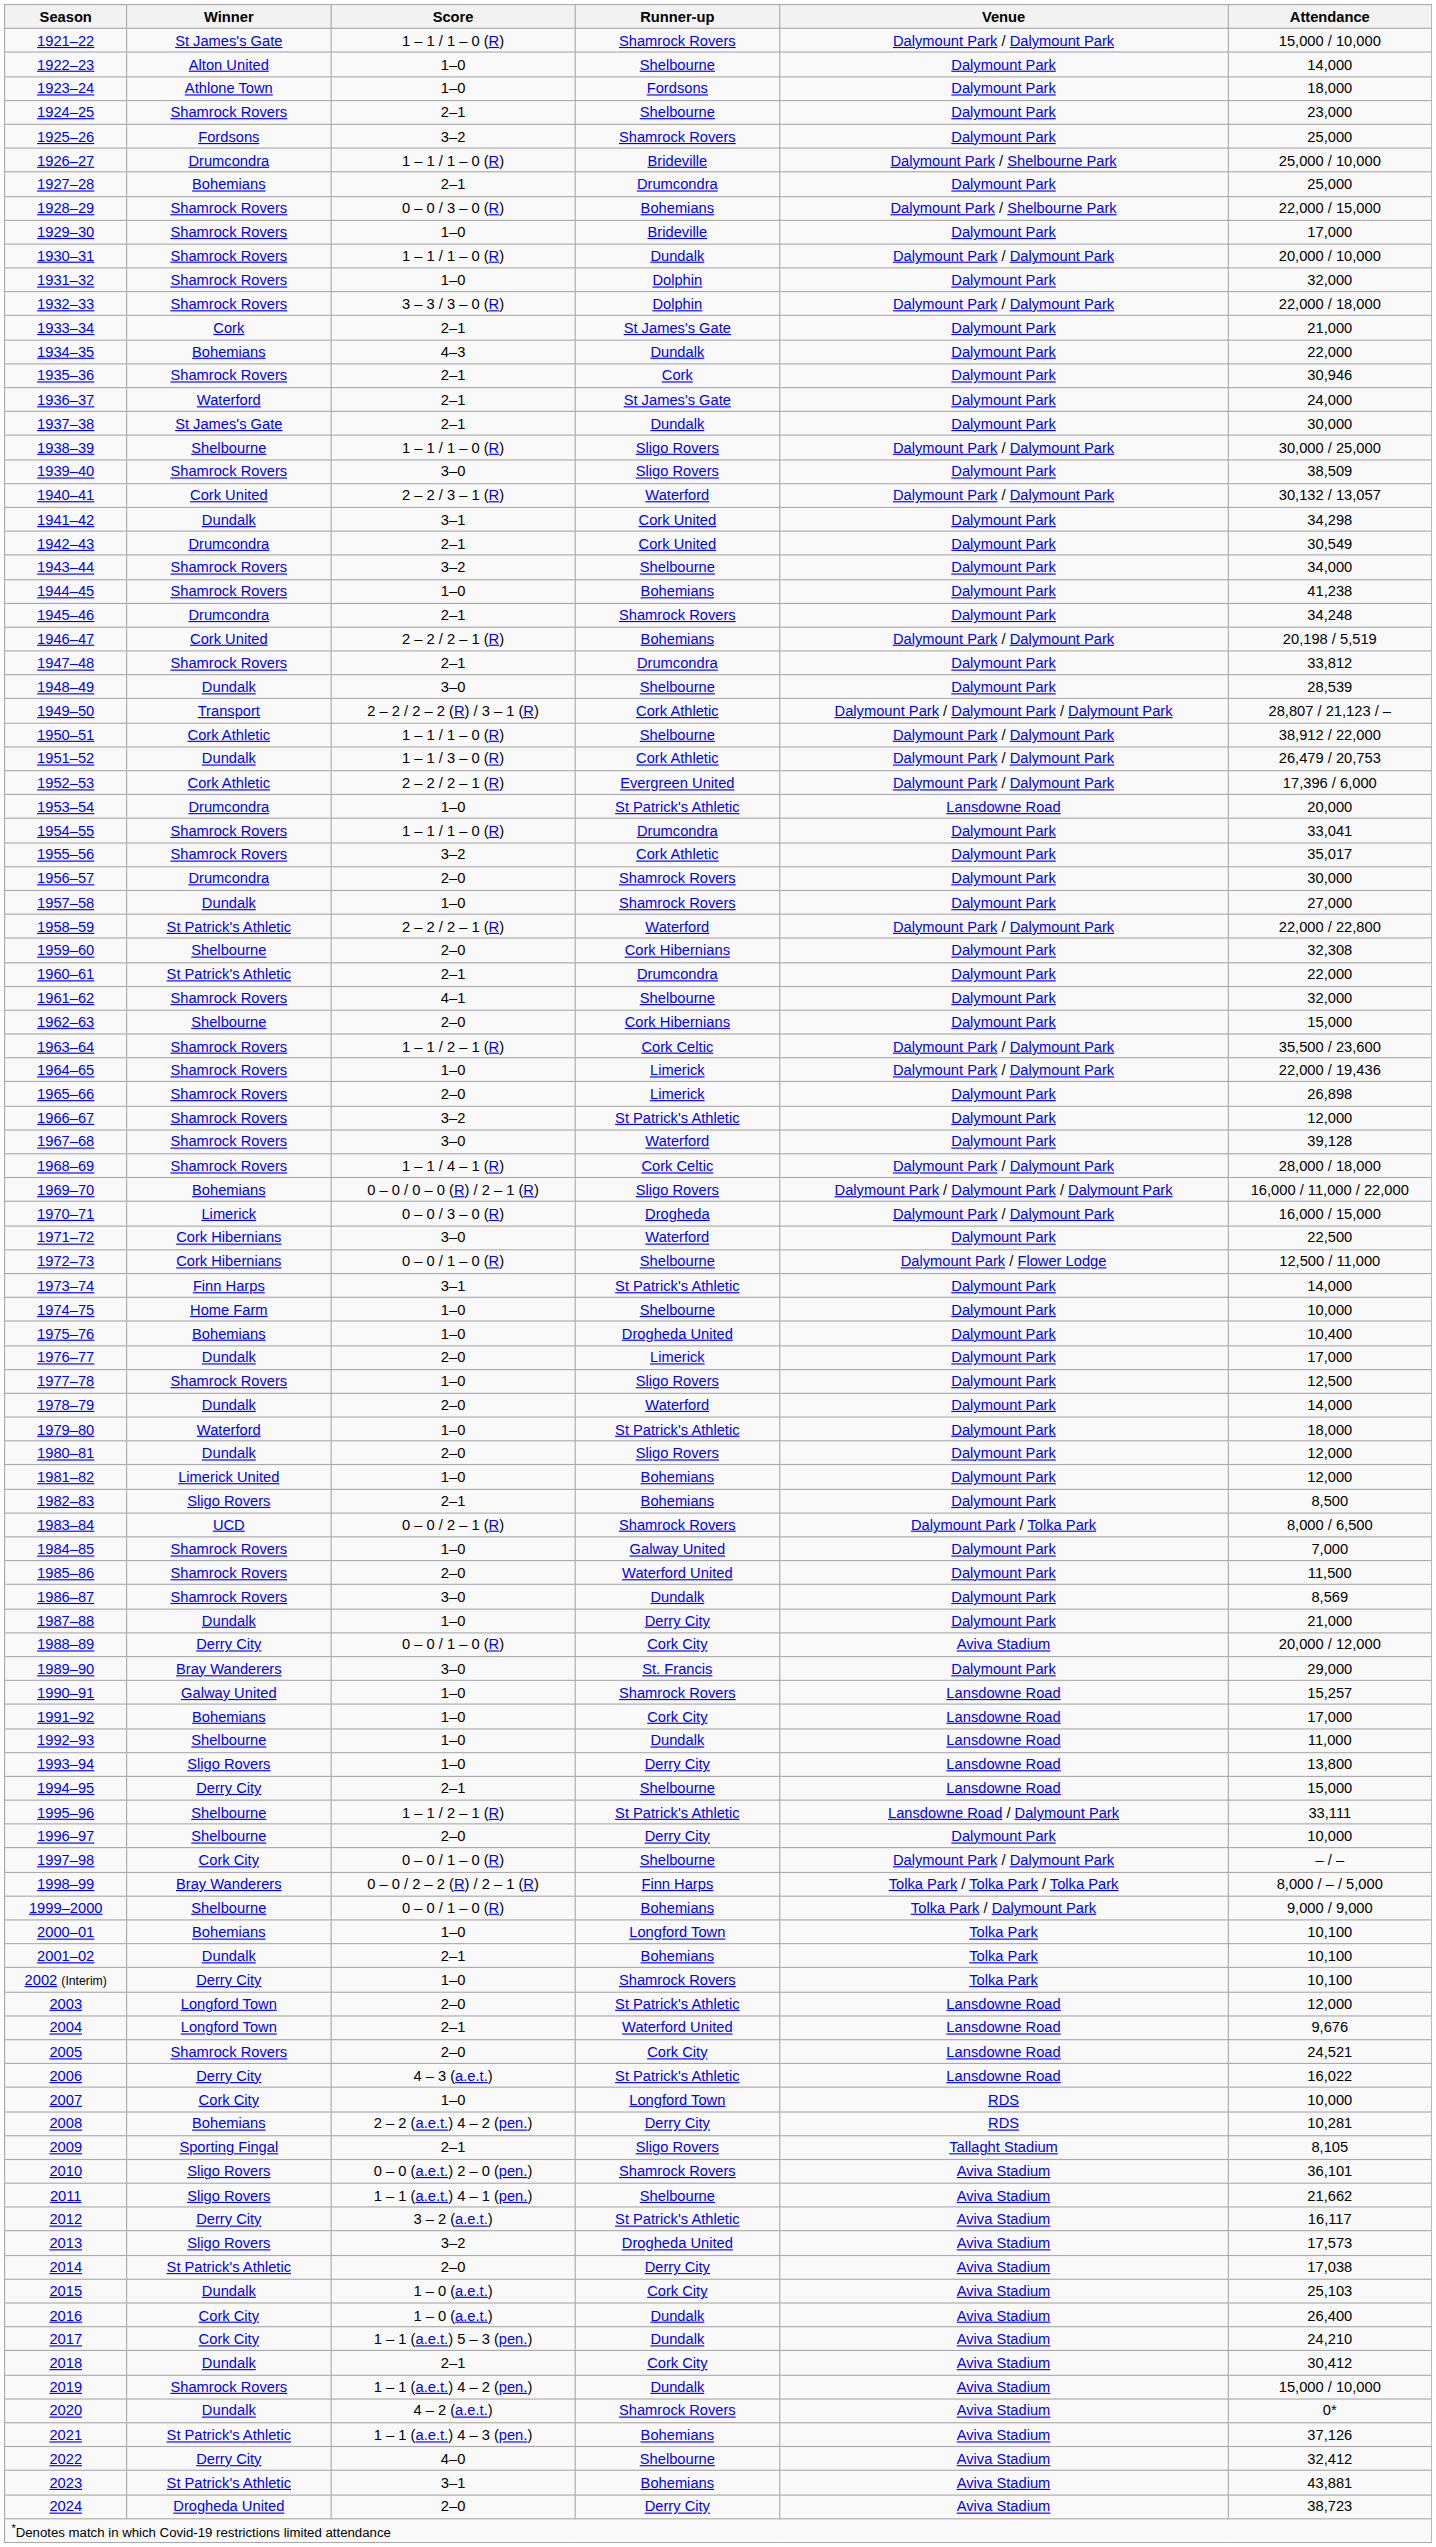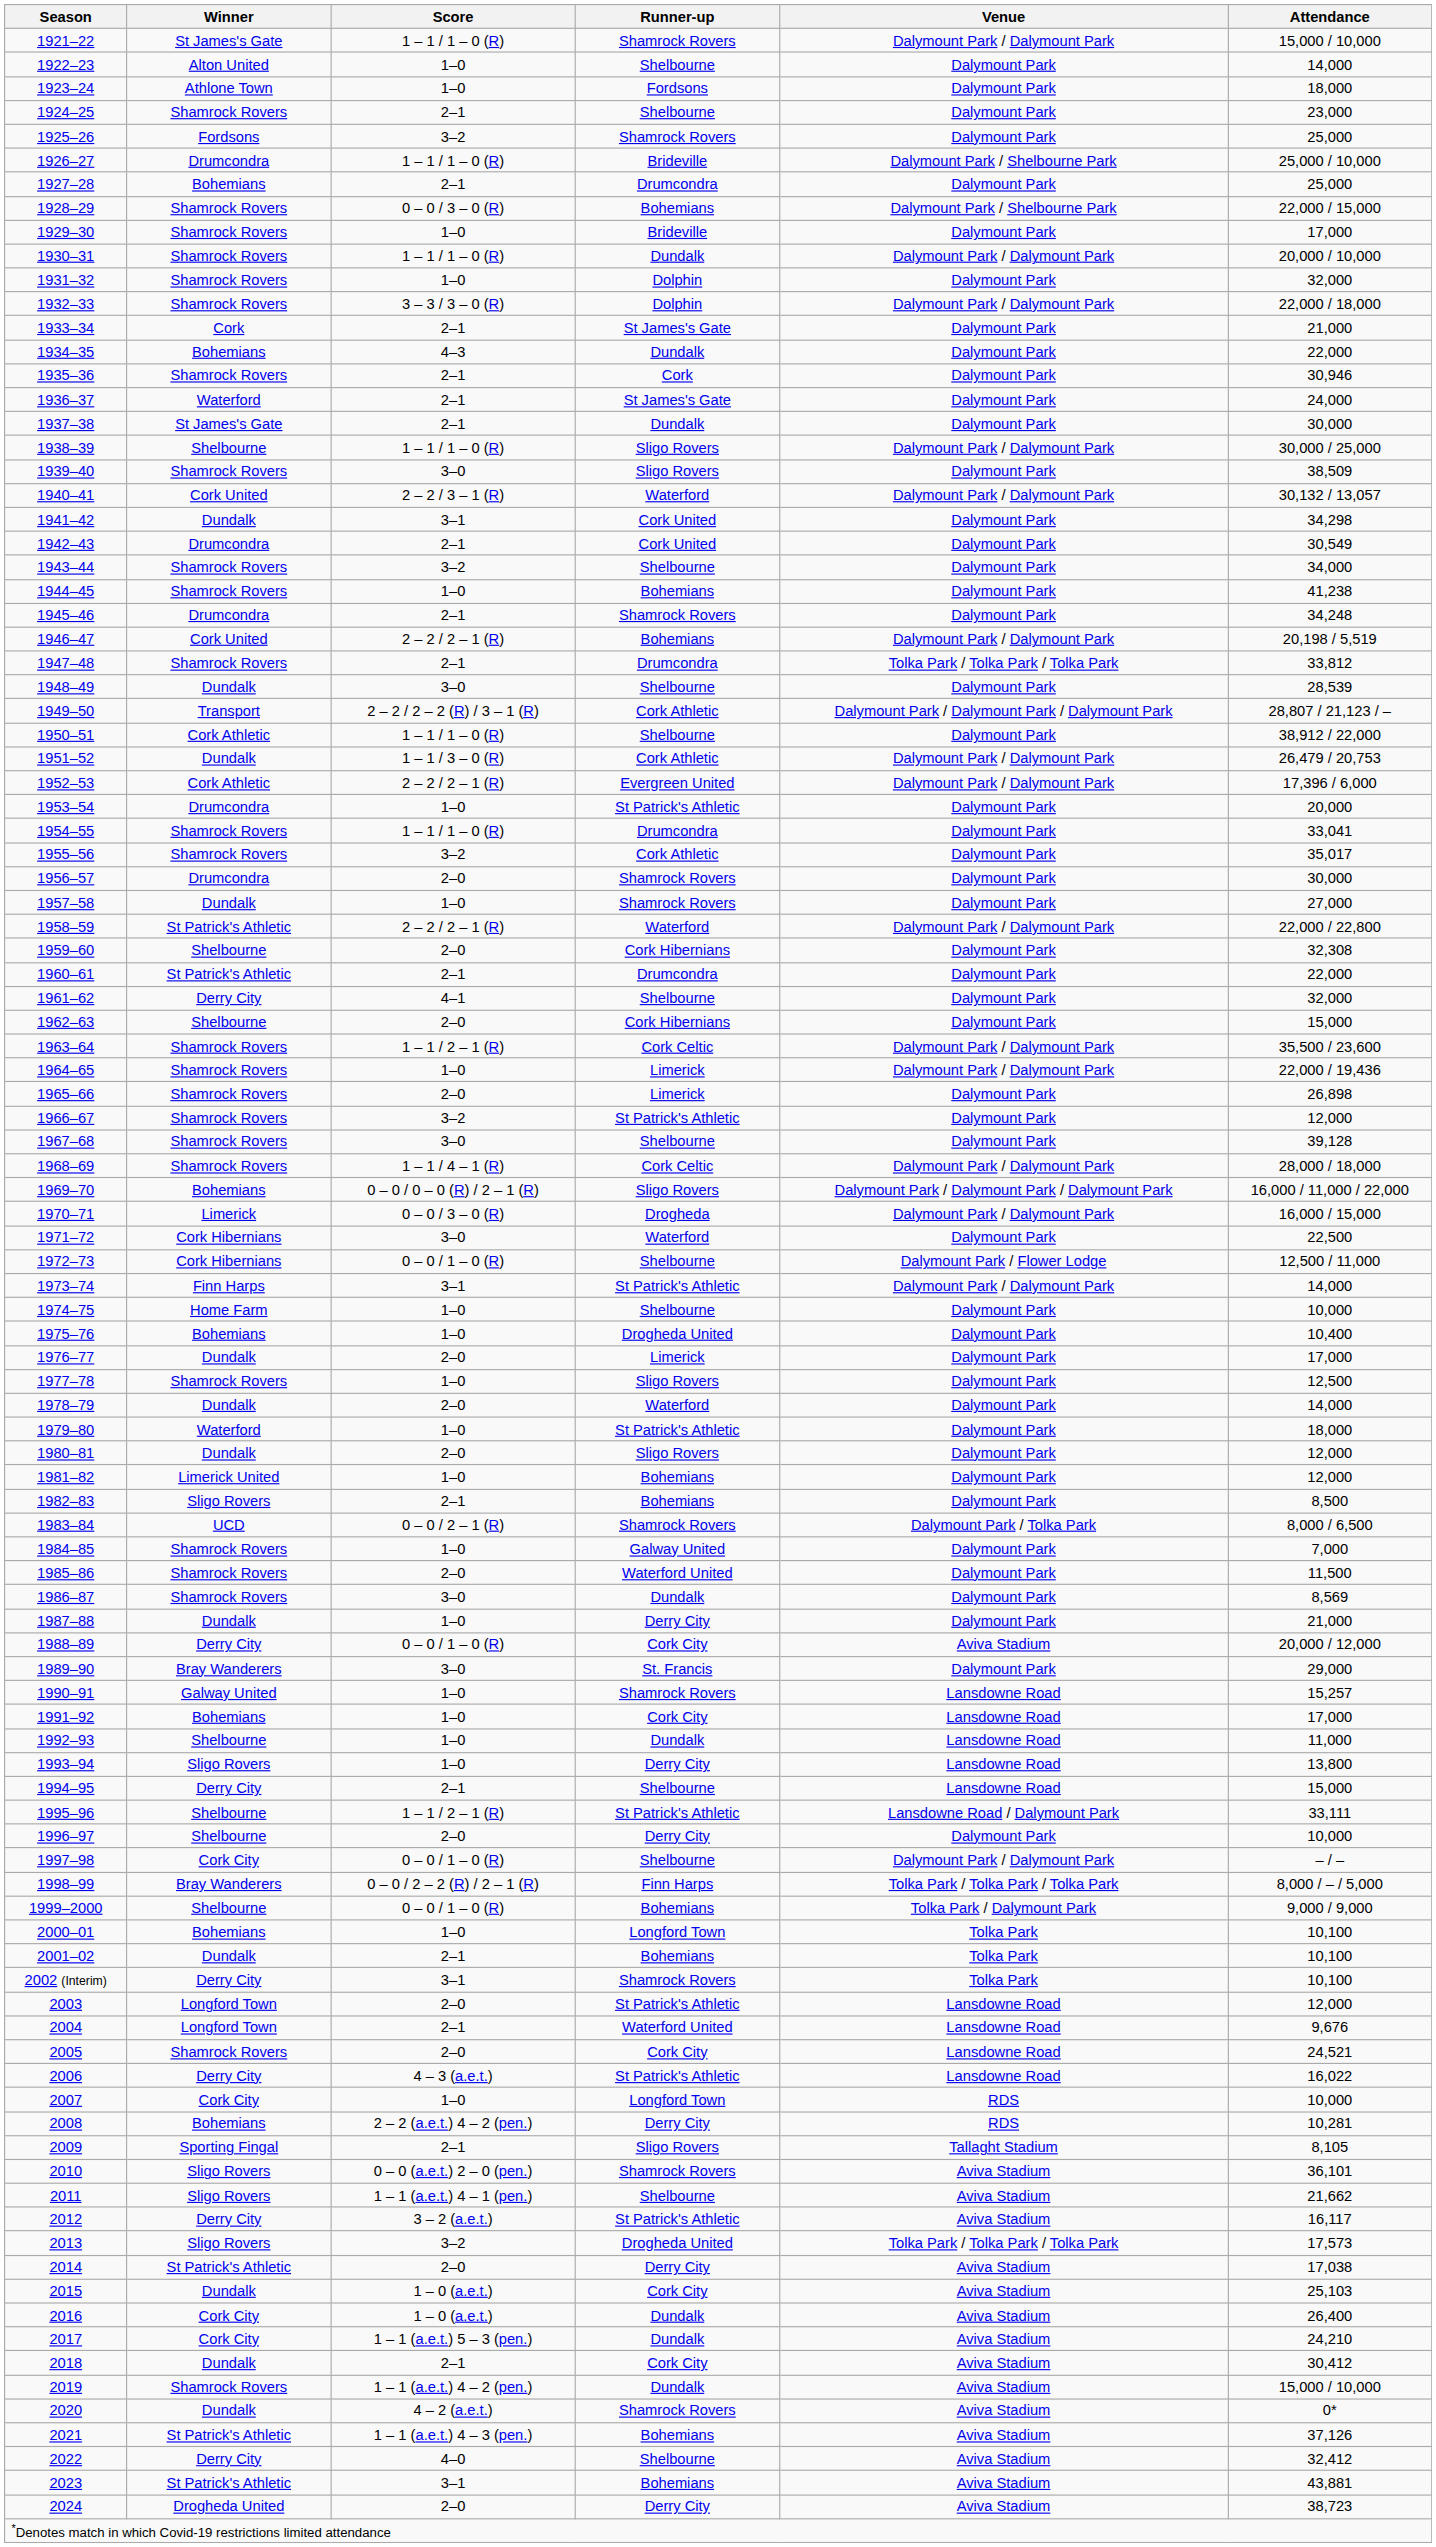(1004, 663) Dalymount Park -> (1004, 663) Tolka Park / Tolka Park / Tolka Park
(1004, 735) Dalymount Park / Dalymount Park -> (1004, 735) Dalymount Park
(1004, 807) Lansdowne Road -> (1004, 807) Dalymount Park
(229, 998) Shamrock Rovers -> (229, 998) Derry City
(677, 1142) Waterford -> (677, 1142) Shelbourne
(1004, 1285) Dalymount Park -> (1004, 1285) Dalymount Park / Dalymount Park
(453, 1980) 1–0 -> (453, 1980) 3–1
(1004, 2243) Aviva Stadium -> (1004, 2243) Tolka Park / Tolka Park / Tolka Park
